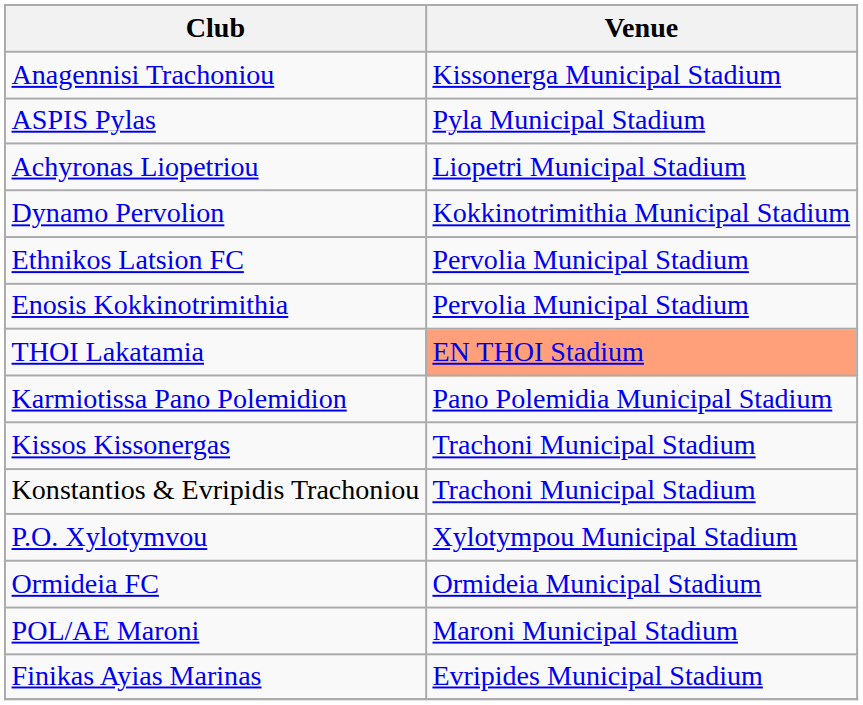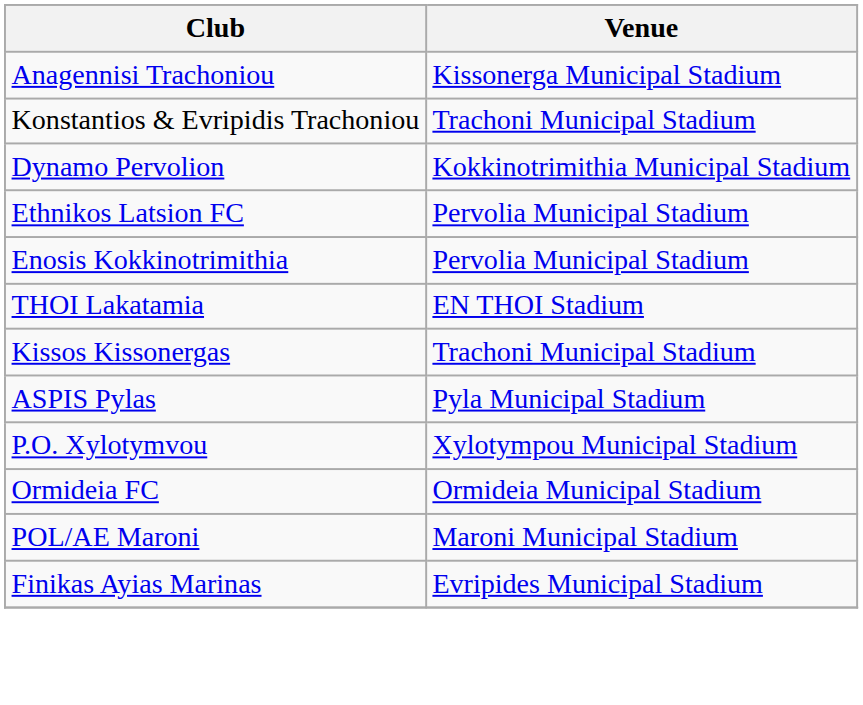rows swapped: (84, 120) <-> (215, 491)
- row: (135, 166)
(538, 352) lightsalmon background -> (538, 305) no background
- row: (179, 398)
